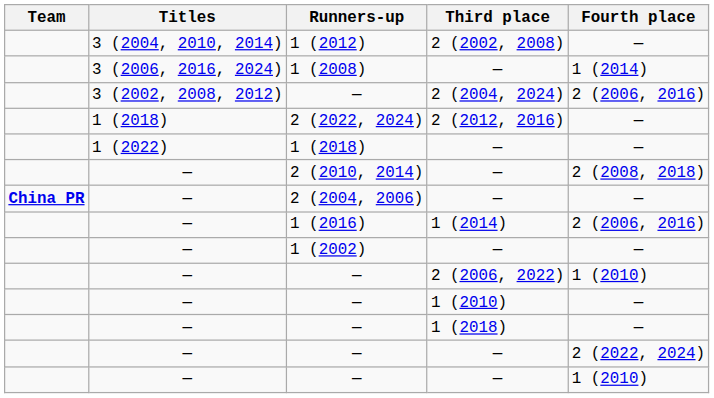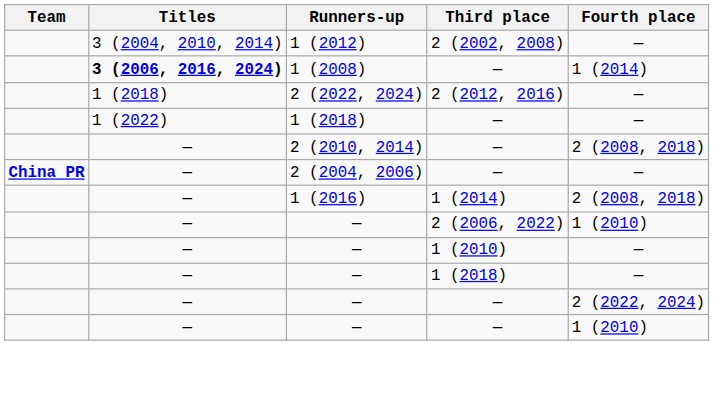(187, 69) normal -> (187, 69) bold
- row: (357, 95)
(638, 224) 2 (2006, 2016) -> (638, 198) 2 (2008, 2018)
- row: (328, 250)
